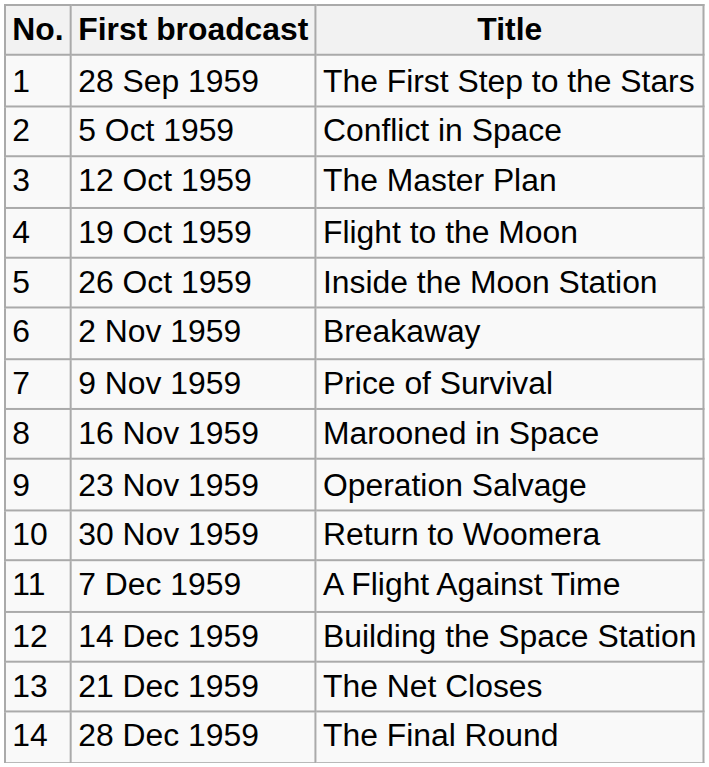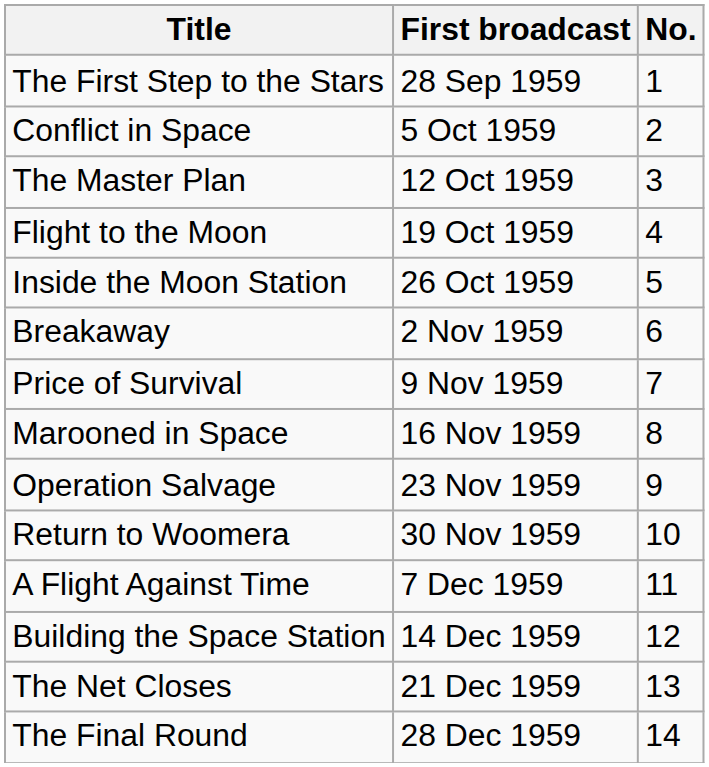columns swapped: (38, 29) <-> (510, 29)
